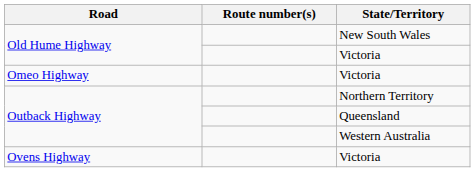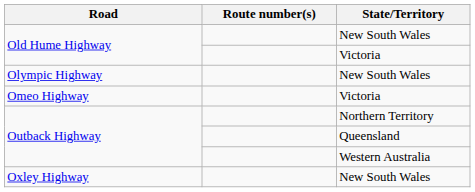+ row: (55, 75)
- row: (49, 156)
+ row: (48, 177)
